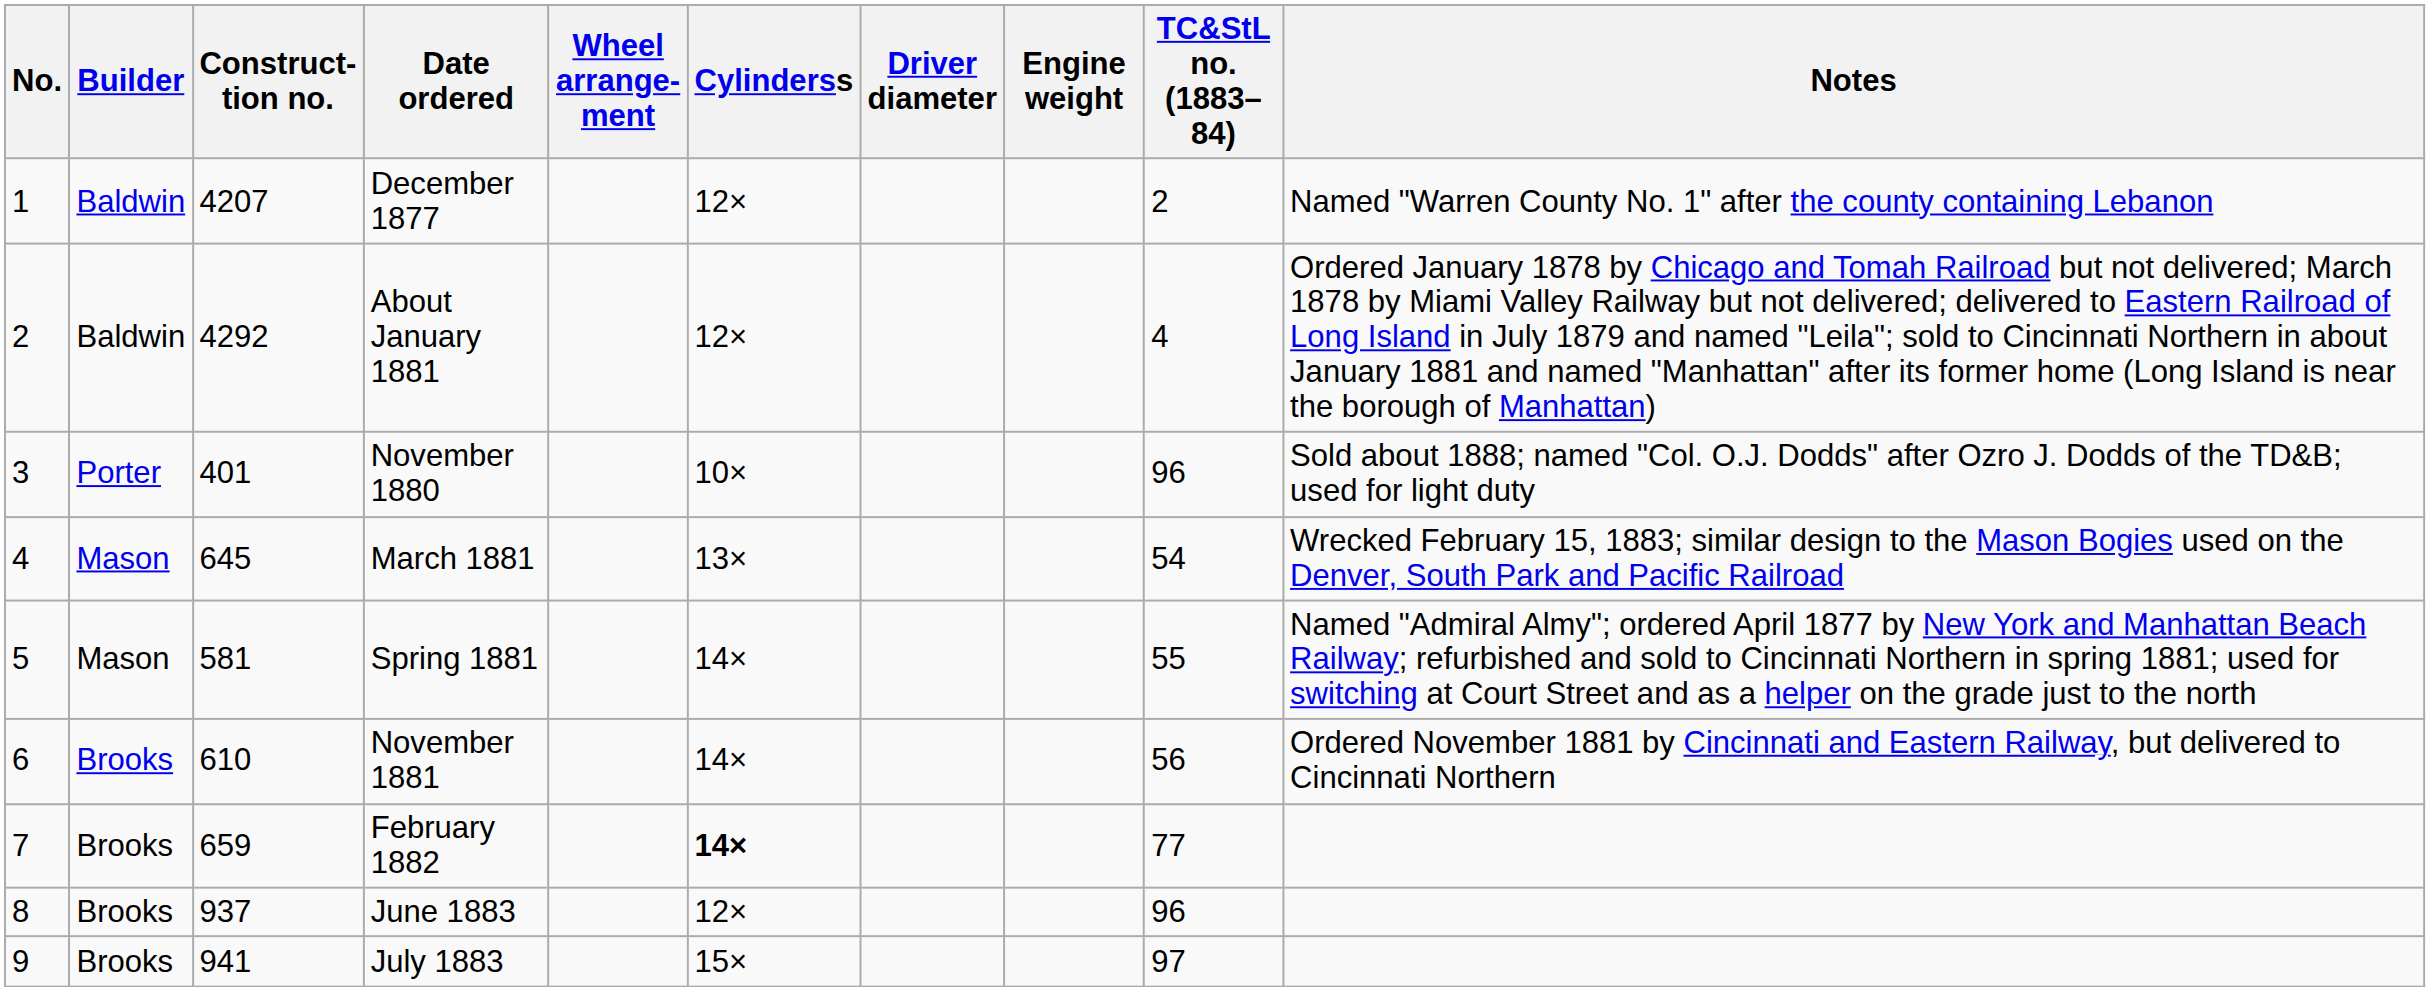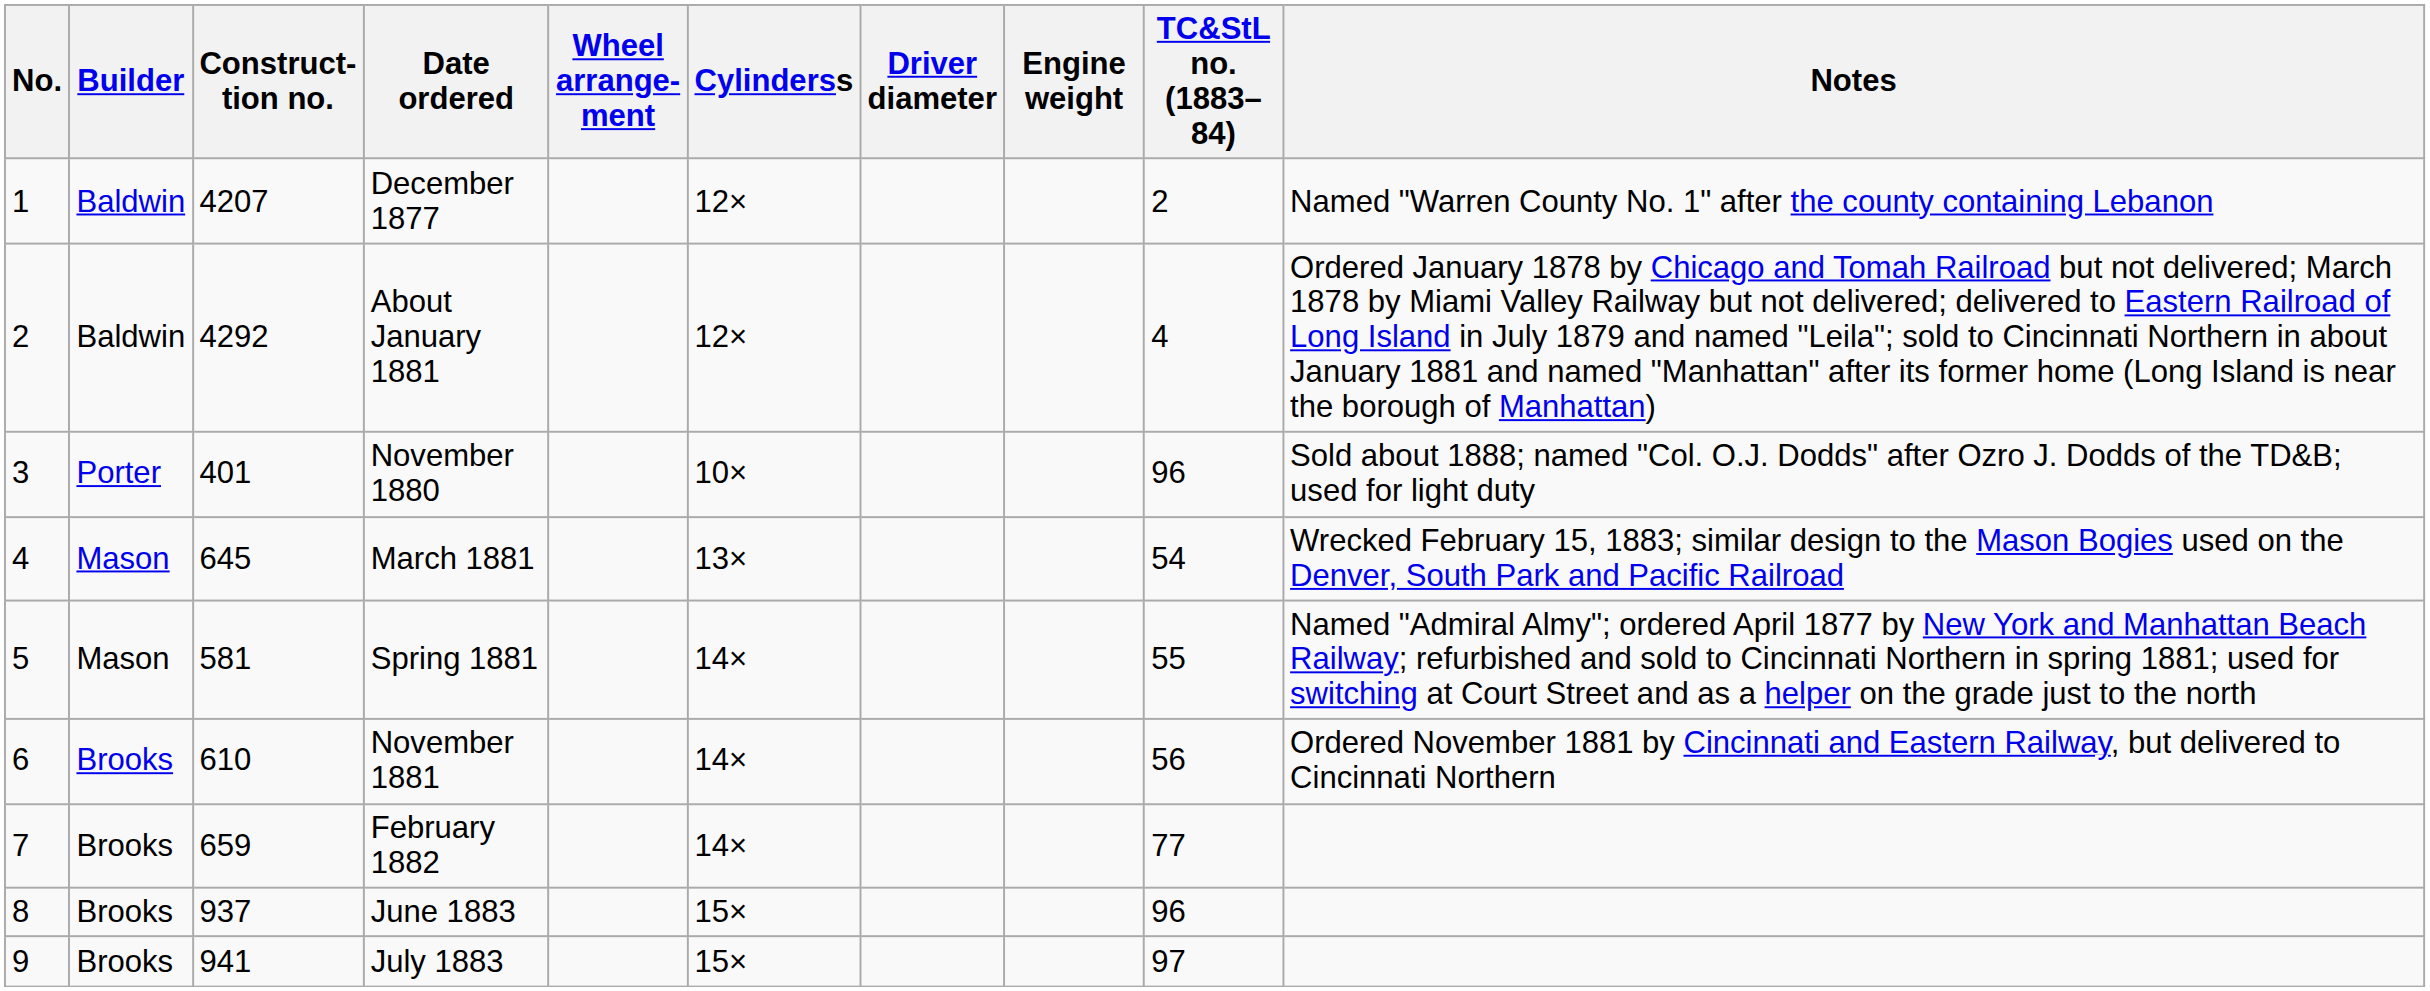(721, 845) bold -> (721, 845) normal
(721, 911) 12× -> (721, 911) 15×
